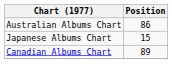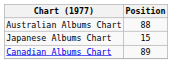(146, 25) 86 -> (146, 25) 88
